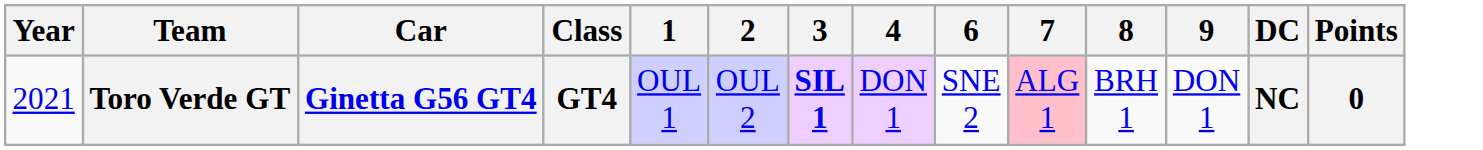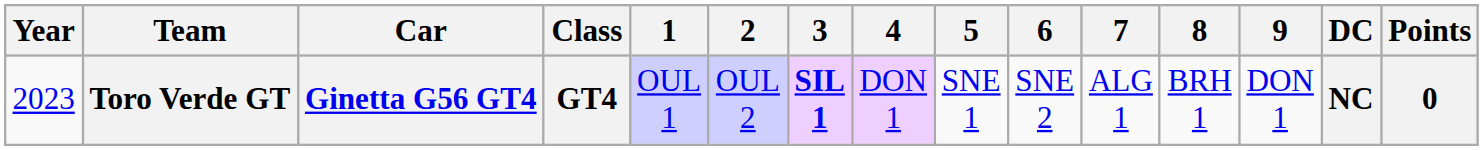+ column: (971, 29)
(44, 99) 2021 -> (44, 99) 2023
(1047, 99) pink background -> (1121, 99) no background
